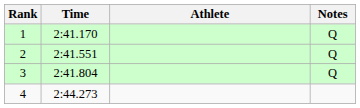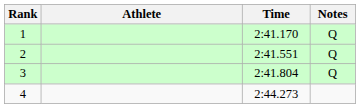columns swapped: (210, 14) <-> (75, 14)
